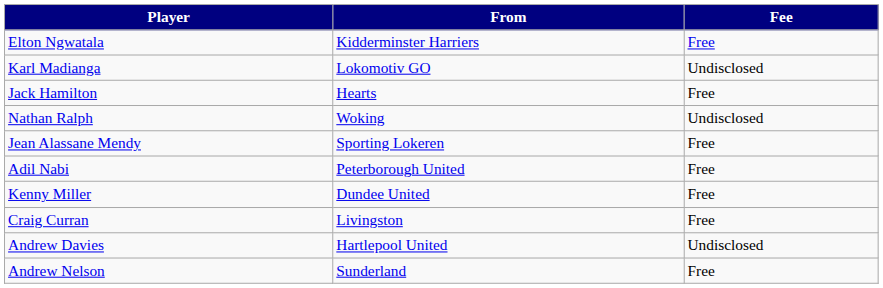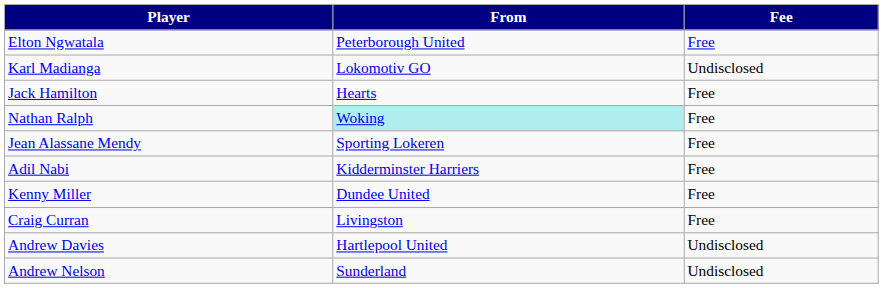(408, 42) Kidderminster Harriers -> (400, 42) Peterborough United
(360, 118) no background -> (360, 118) paleturquoise background
(725, 118) Undisclosed -> (701, 118) Free
(400, 169) Peterborough United -> (408, 169) Kidderminster Harriers
(701, 270) Free -> (725, 270) Undisclosed
